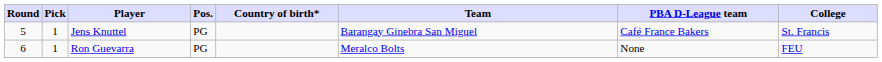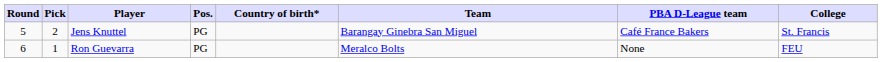(55, 31) 1 -> (55, 31) 2
